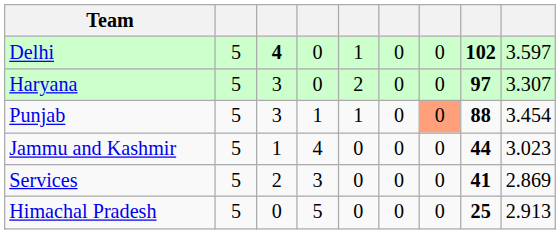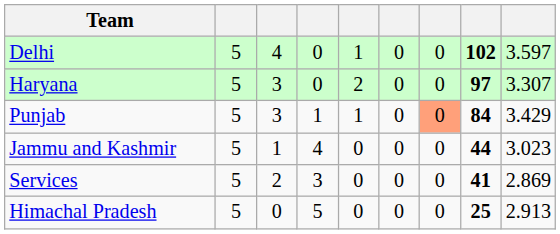(277, 52) bold -> (277, 52) normal
(481, 116) 88 -> (481, 116) 84
(528, 116) 3.454 -> (528, 116) 3.429
